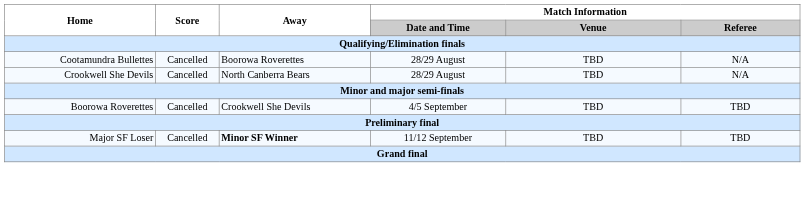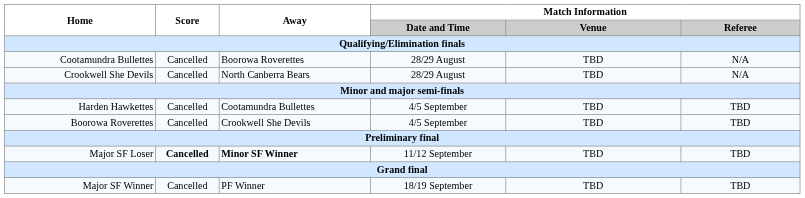+ row: (116, 106)
(187, 138) normal -> (187, 154) bold
+ row: (118, 185)
